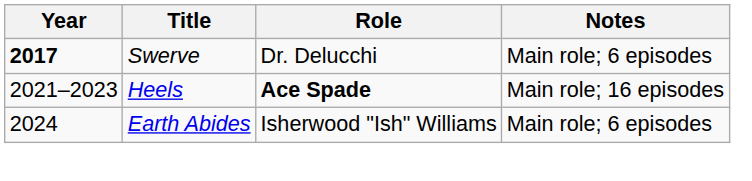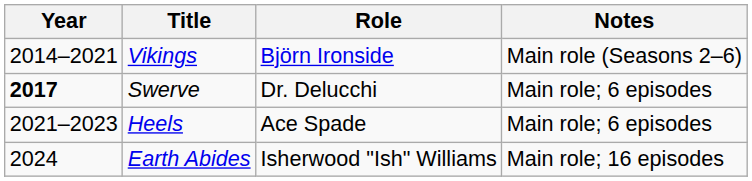+ row: (162, 55)
(316, 90) bold -> (313, 124) normal
(615, 90) Main role; 16 episodes -> (609, 124) Main role; 6 episodes
(609, 124) Main role; 6 episodes -> (615, 158) Main role; 16 episodes
